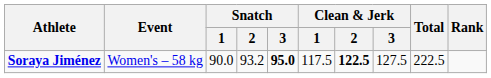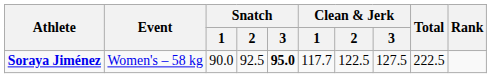(252, 61) 93.2 -> (252, 61) 92.5
(317, 61) 117.5 -> (317, 61) 117.7
(354, 61) bold -> (354, 61) normal
